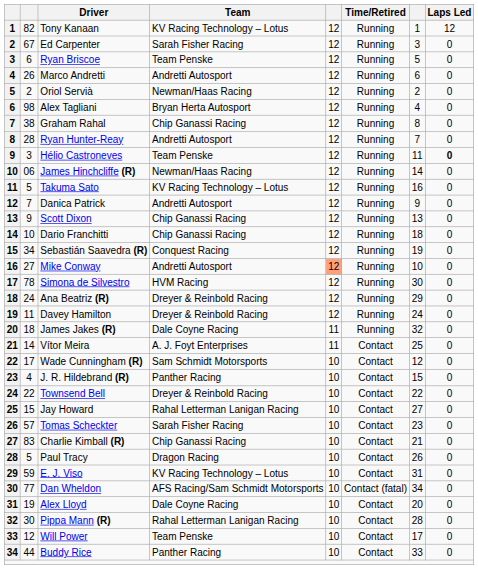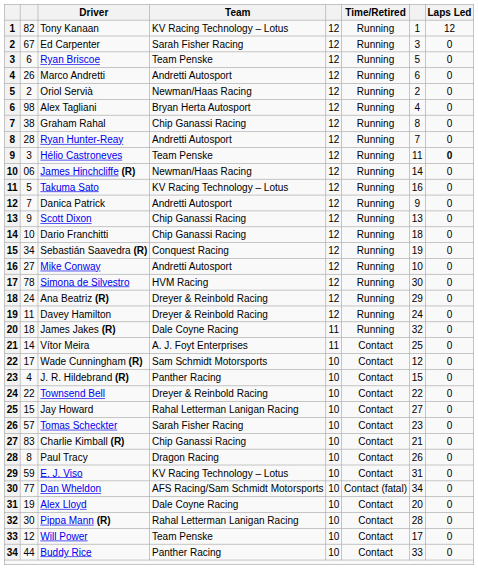(334, 267) lightsalmon background -> (334, 267) no background
(29, 457) 5 -> (29, 457) 8
